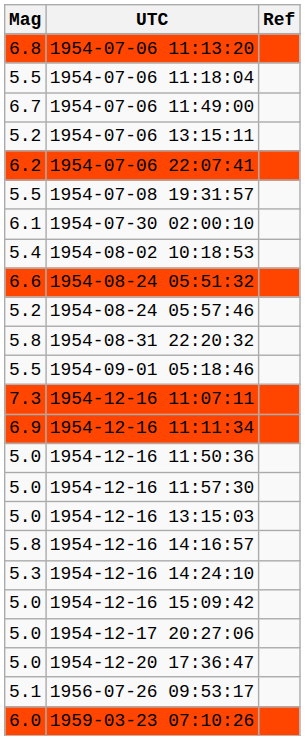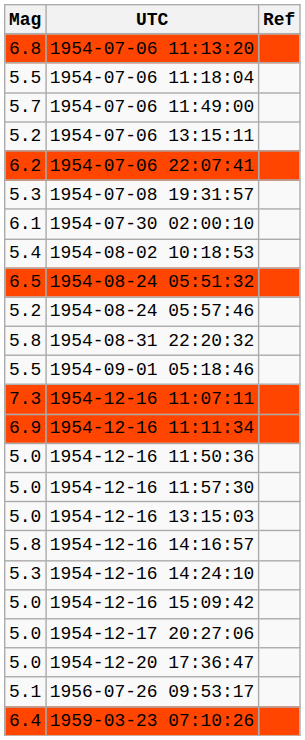(25, 107) 6.7 -> (25, 107) 5.7
(25, 195) 5.5 -> (25, 195) 5.3
(25, 282) 6.6 -> (25, 282) 6.5
(25, 721) 6.0 -> (25, 721) 6.4
